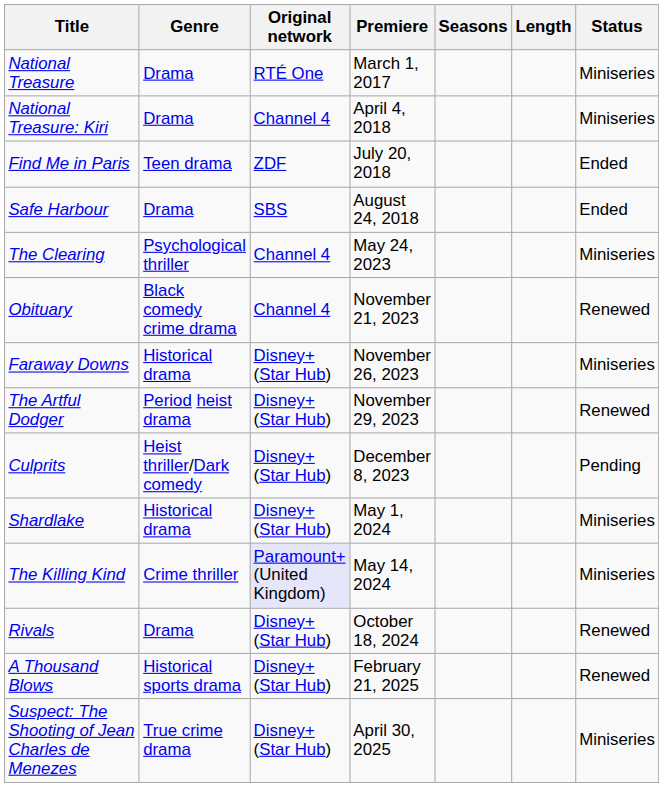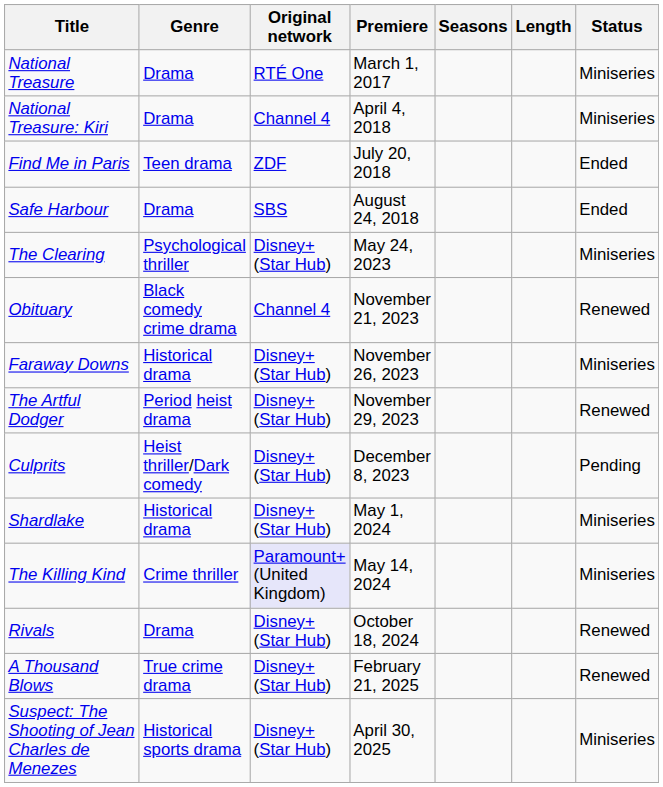(292, 254) Channel 4 -> (292, 254) Disney+ (Star Hub)
(192, 676) Historical sports drama -> (183, 676) True crime drama
(183, 740) True crime drama -> (192, 740) Historical sports drama
